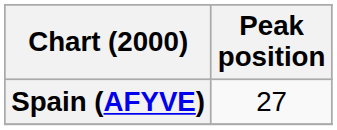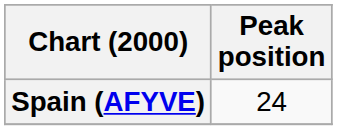(272, 101) 27 -> (272, 101) 24
